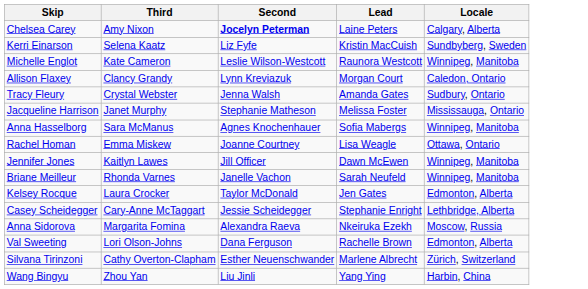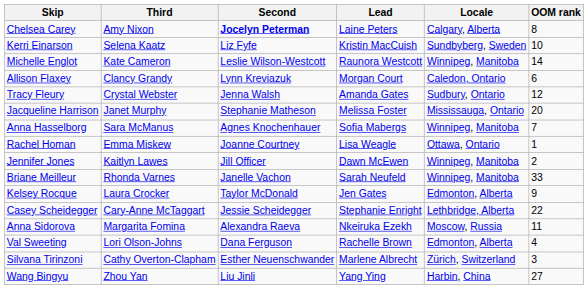+ column: (556, 12)
